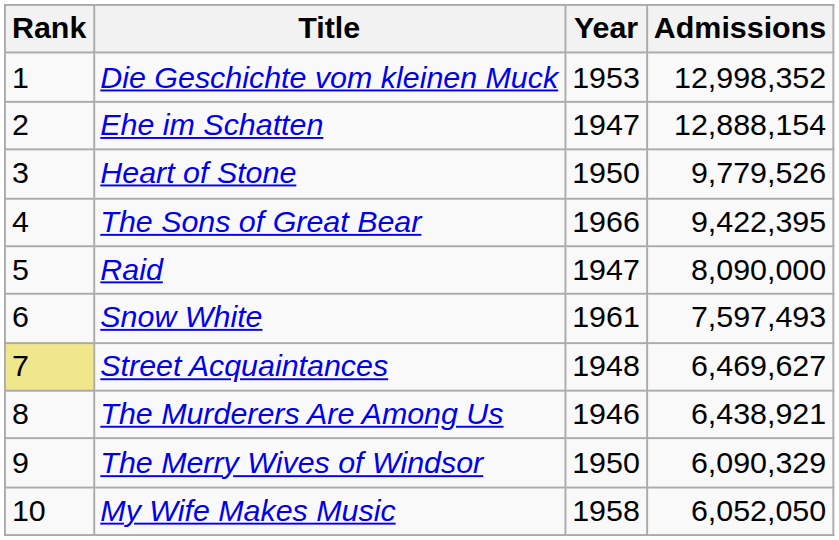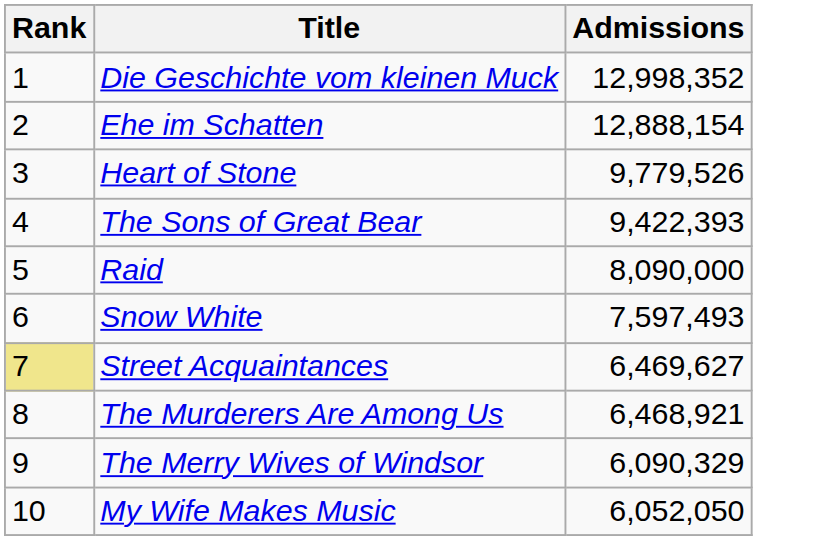- column: (606, 28)
(759, 221) 9,422,395 -> (677, 221) 9,422,393
(759, 414) 6,438,921 -> (677, 414) 6,468,921
